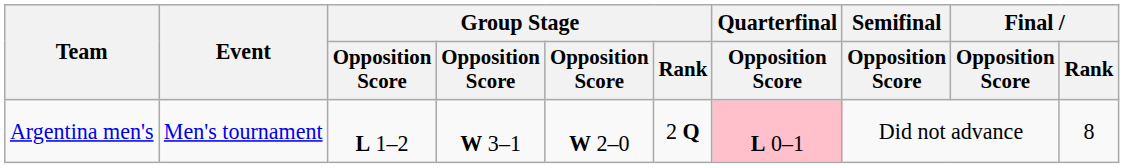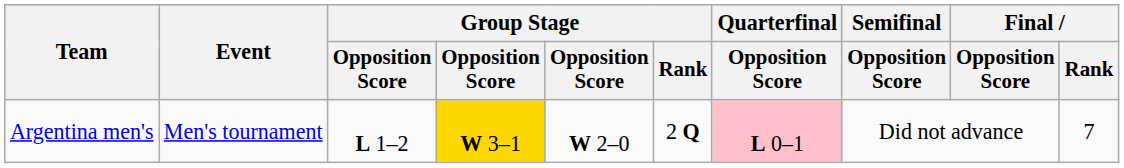(491, 144) no background -> (491, 144) gold background
(1089, 131) 8 -> (1089, 131) 7
